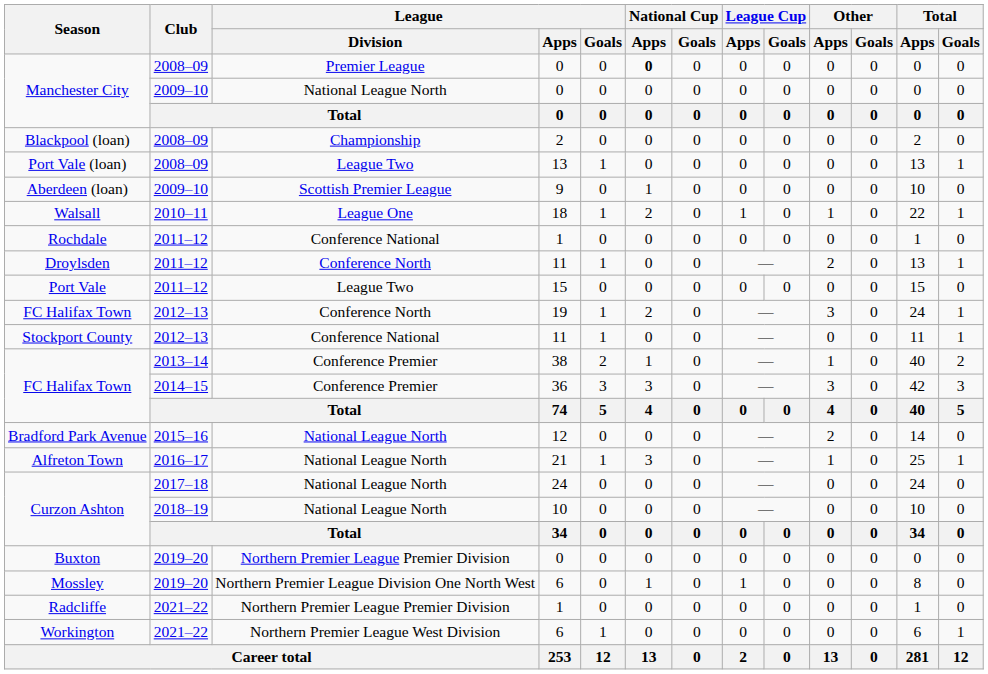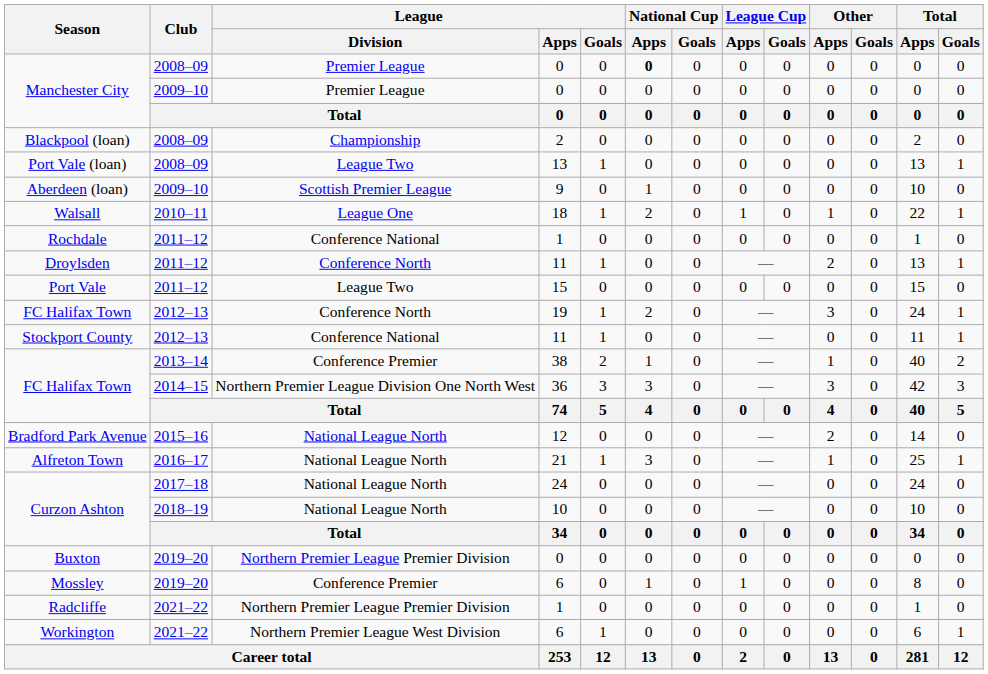(375, 90) National League North -> (375, 90) Premier League
(375, 386) Conference Premier -> (375, 386) Northern Premier League Division One North West
(375, 582) Northern Premier League Division One North West -> (375, 582) Conference Premier
